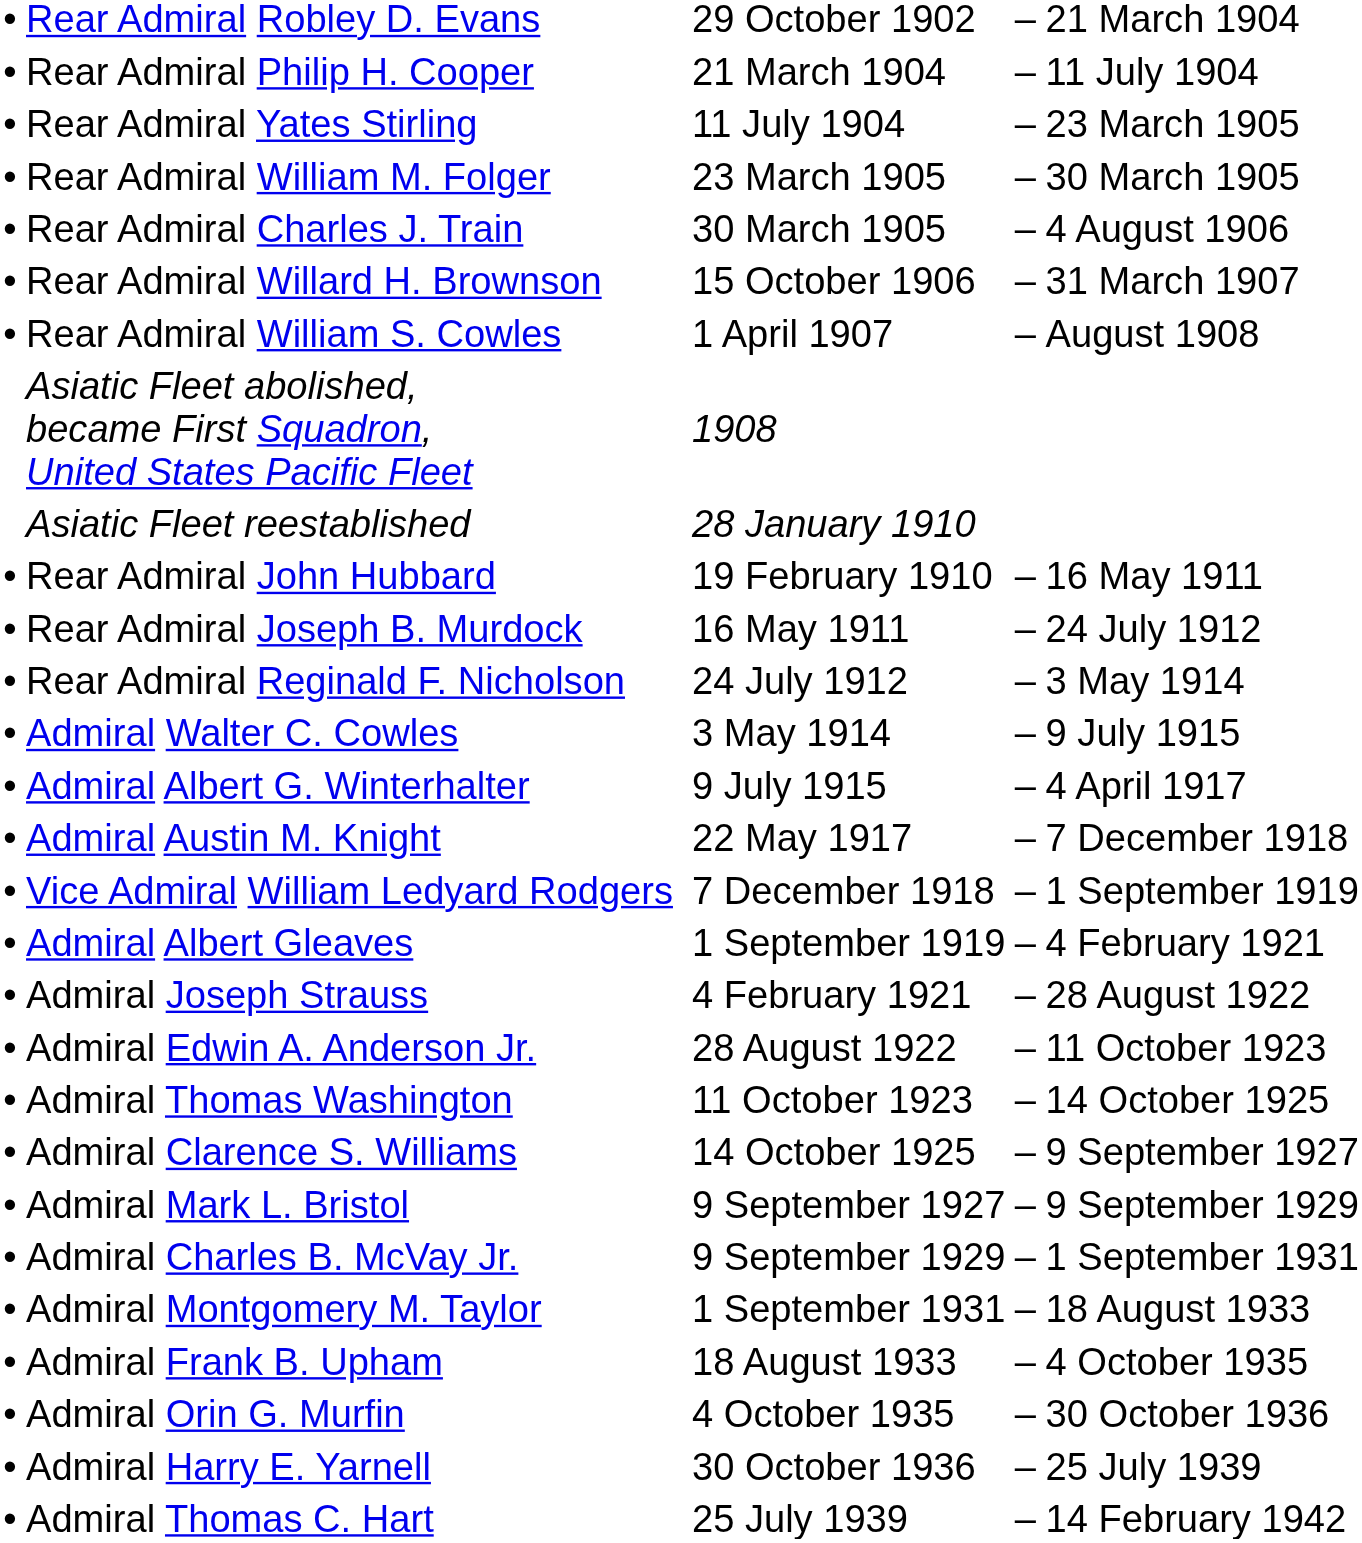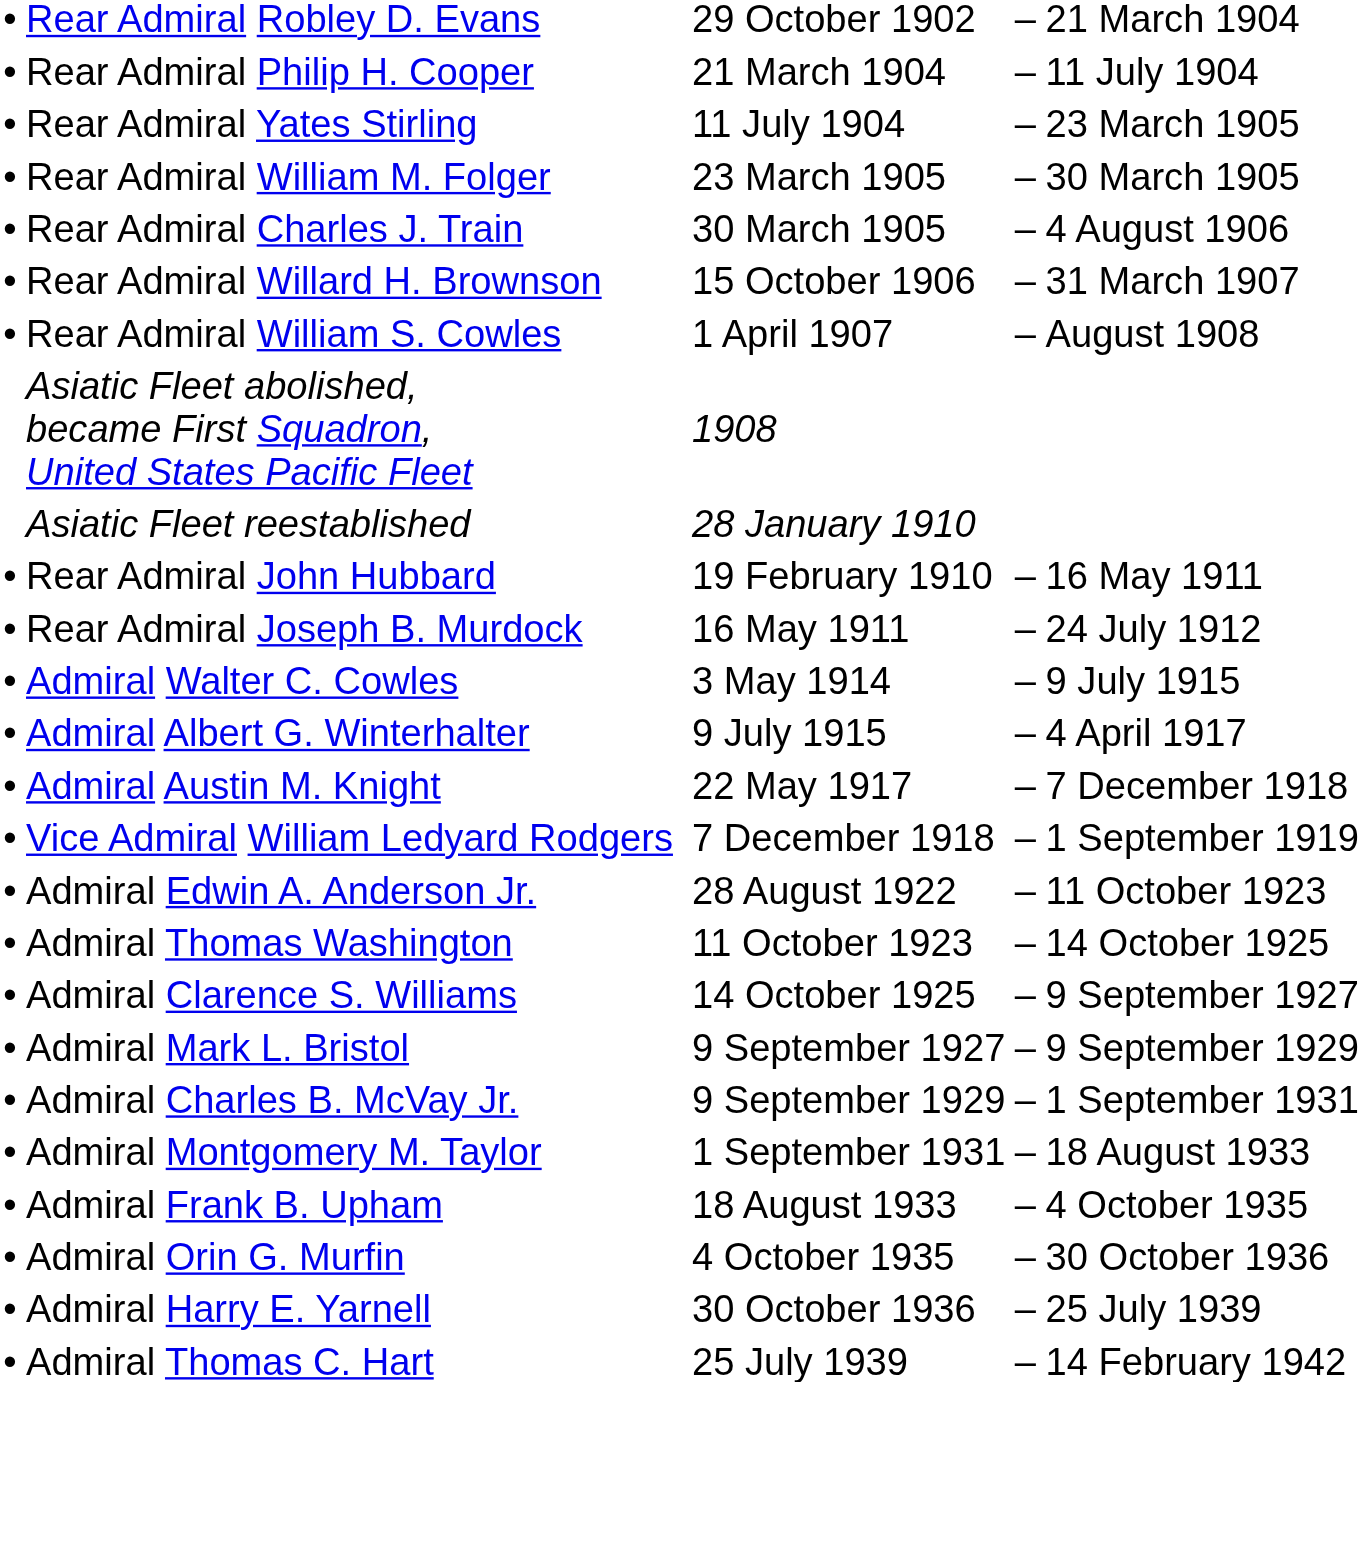- row: (325, 681)
- row: (220, 943)
- row: (227, 995)
